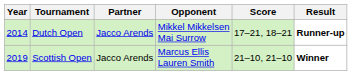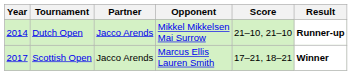(263, 33) 17–21, 18–21 -> (263, 33) 21–10, 21–10
(17, 58) 2019 -> (17, 58) 2017
(263, 58) 21–10, 21–10 -> (263, 58) 17–21, 18–21
